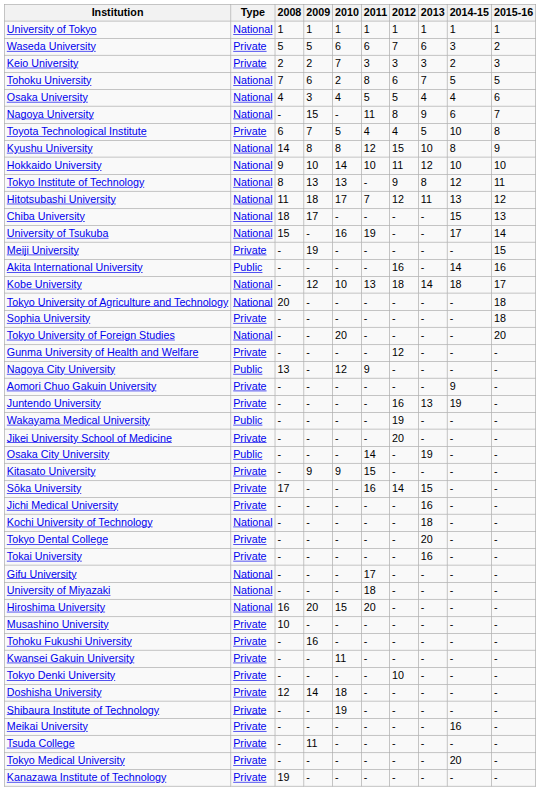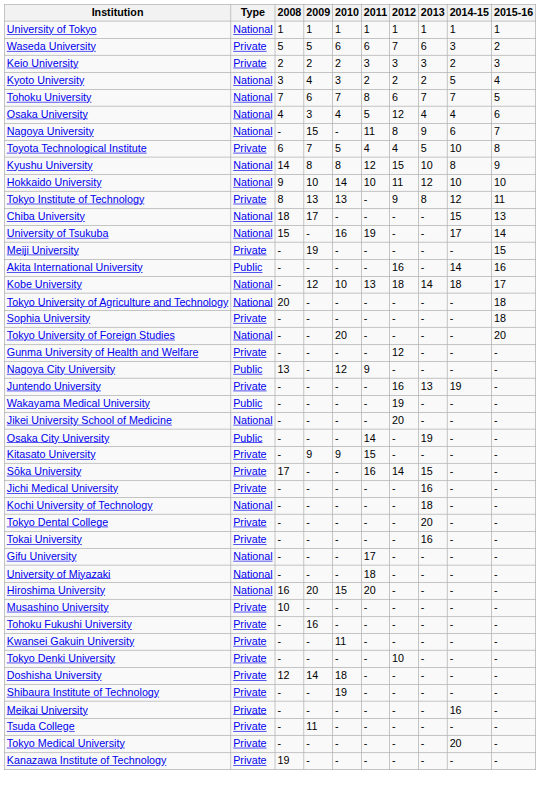(338, 64) 7 -> (338, 64) 2
+ row: (46, 81)
(338, 81) 2 -> (338, 98) 7
(453, 81) 5 -> (453, 98) 7
(395, 98) 5 -> (398, 115) 12
(253, 183) National -> (250, 200) Private
- row: (61, 200)
- row: (82, 387)
(250, 438) Private -> (253, 421) National
